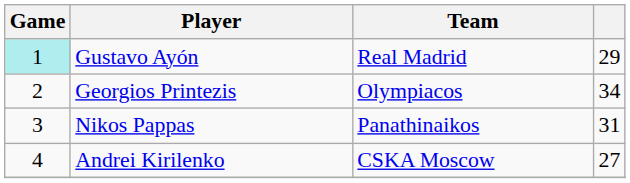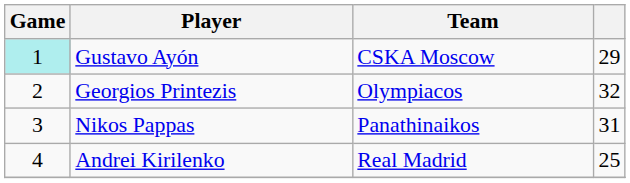(412, 56) Real Madrid -> (426, 56) CSKA Moscow
(609, 90) 34 -> (609, 90) 32
(426, 159) CSKA Moscow -> (412, 159) Real Madrid
(609, 159) 27 -> (609, 159) 25
